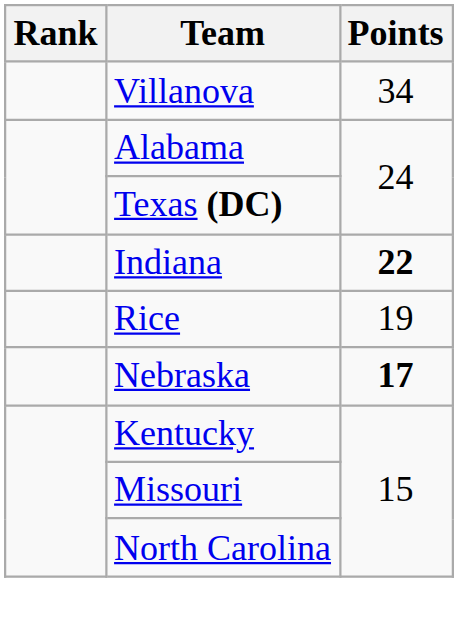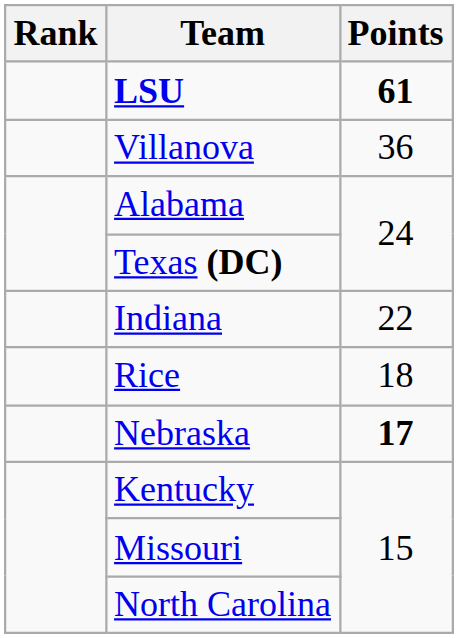+ row: (149, 90)
(396, 90) 34 -> (396, 147) 36
(396, 261) bold -> (396, 318) normal
(396, 318) 19 -> (396, 375) 18
